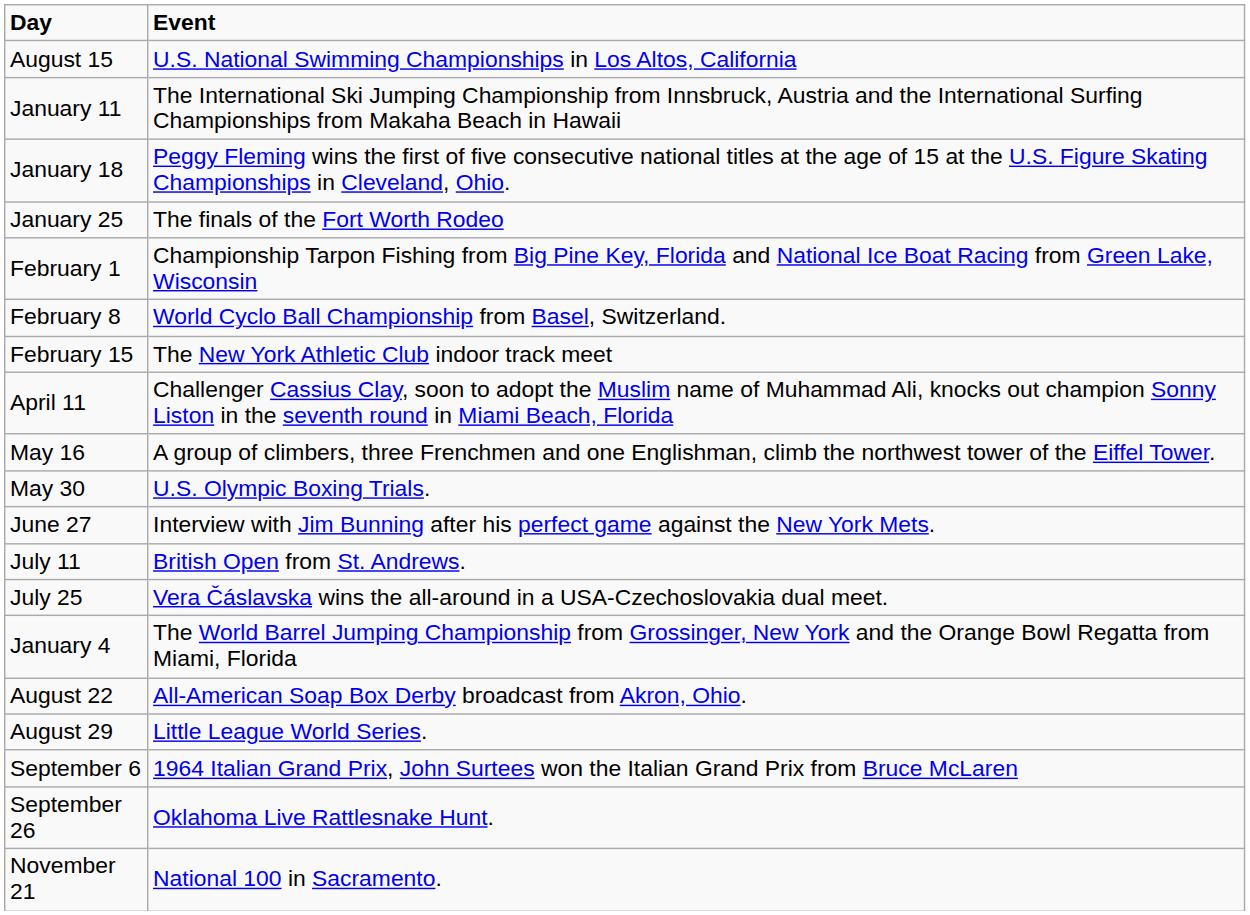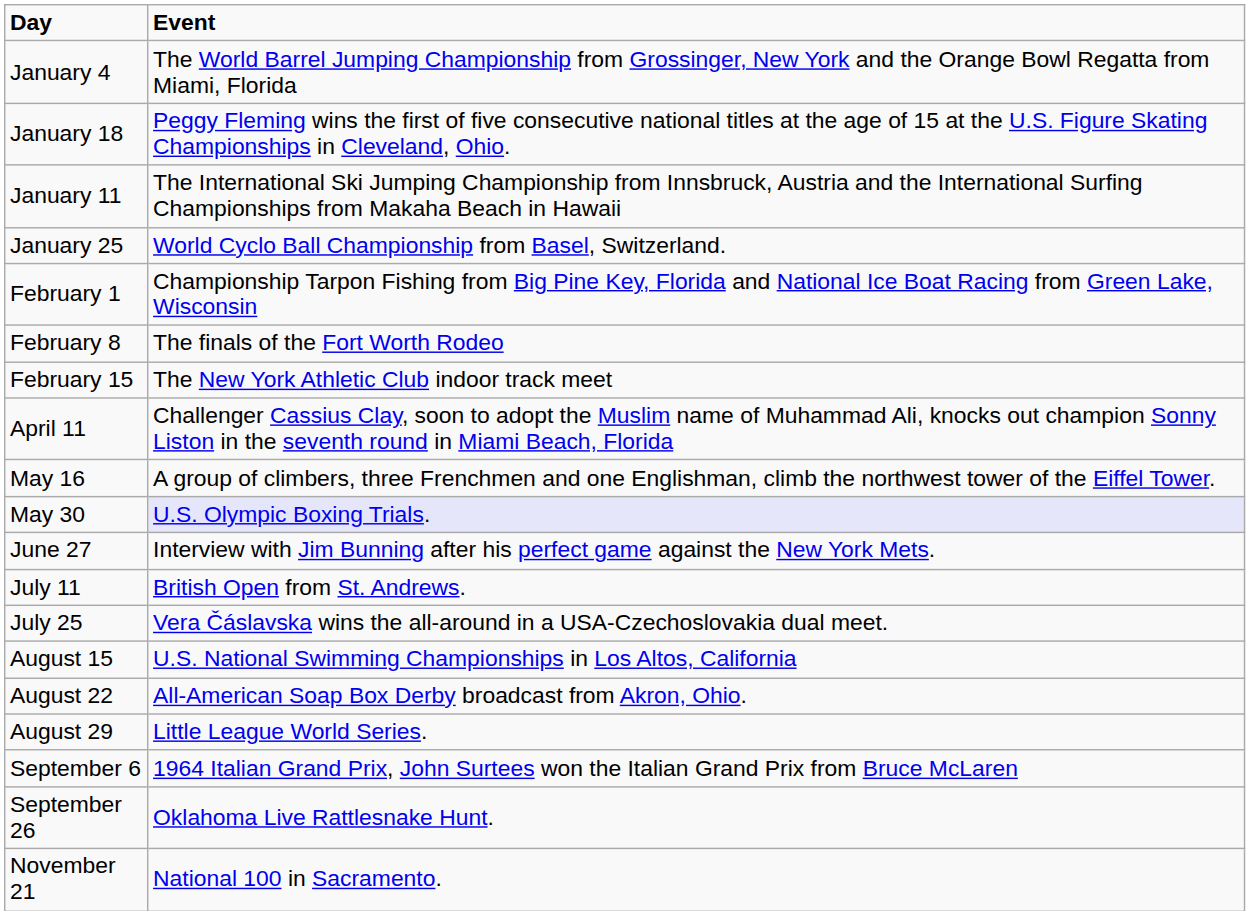rows swapped: (60, 646) <-> (62, 58)
rows swapped: (66, 108) <-> (67, 170)
(328, 219) The finals of the Fort Worth Rodeo -> (440, 245) World Cyclo Ball Championship from Basel, Switzerland.
(440, 317) World Cyclo Ball Championship from Basel, Switzerland. -> (328, 343) The finals of the Fort Worth Rodeo
(292, 488) no background -> (292, 514) lavender background
